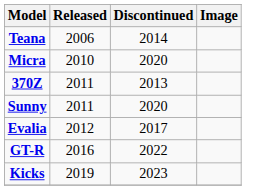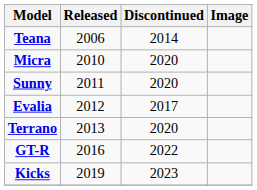- row: (27, 83)
+ row: (32, 128)
